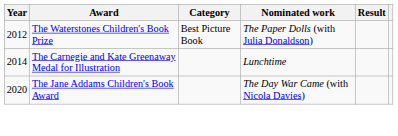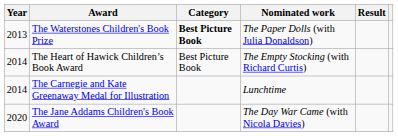(17, 34) 2012 -> (17, 34) 2013
(206, 34) normal -> (205, 34) bold
+ row: (98, 62)
